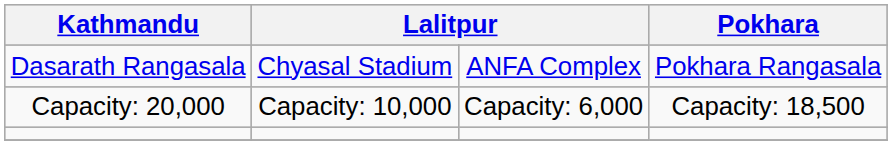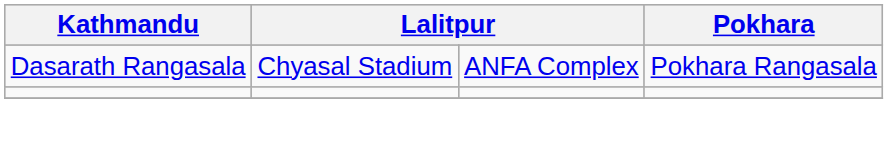- row: (128, 106)
